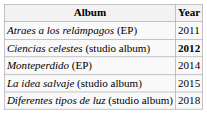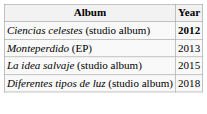- row: (72, 30)
(189, 65) 2014 -> (189, 48) 2013
